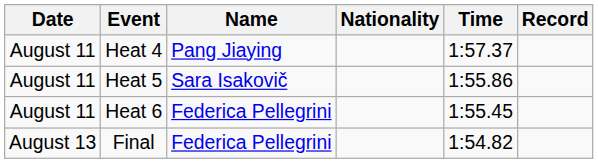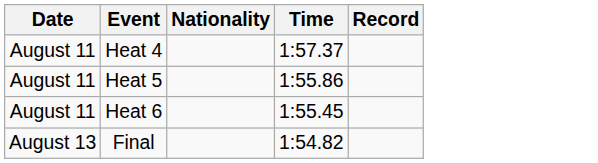- column: (251, 19)
